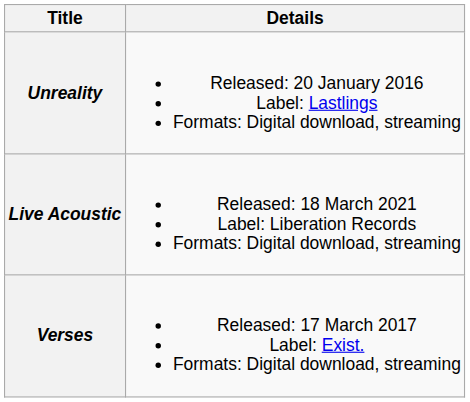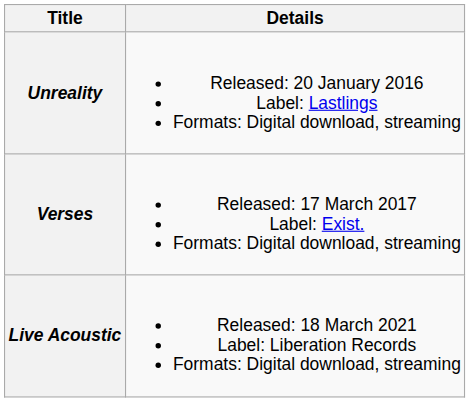rows swapped: (65, 335) <-> (65, 214)
